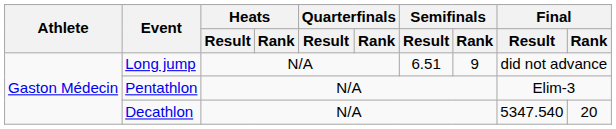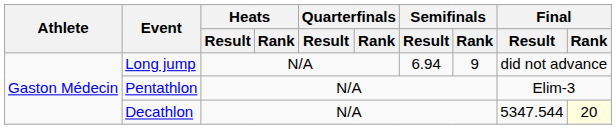(426, 65) 6.51 -> (426, 65) 6.94
(532, 112) 5347.540 -> (532, 112) 5347.544
(589, 112) no background -> (589, 112) lightyellow background
